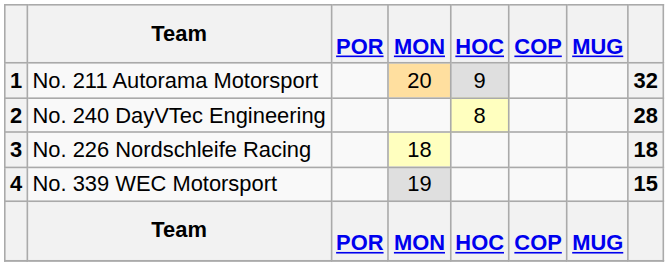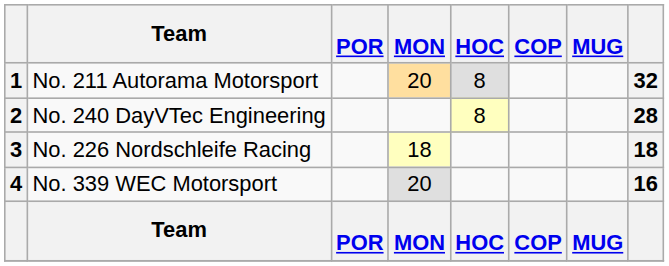(480, 80) 9 -> (480, 80) 8
(419, 184) 19 -> (419, 184) 20
(646, 184) 15 -> (646, 184) 16
